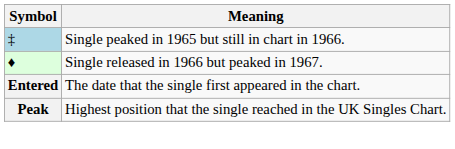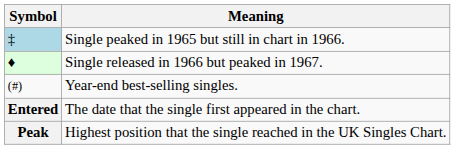+ row: (151, 86)
